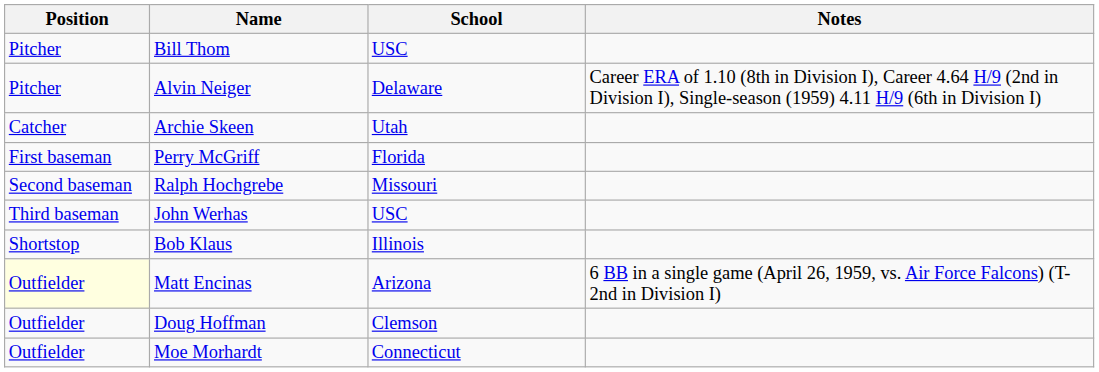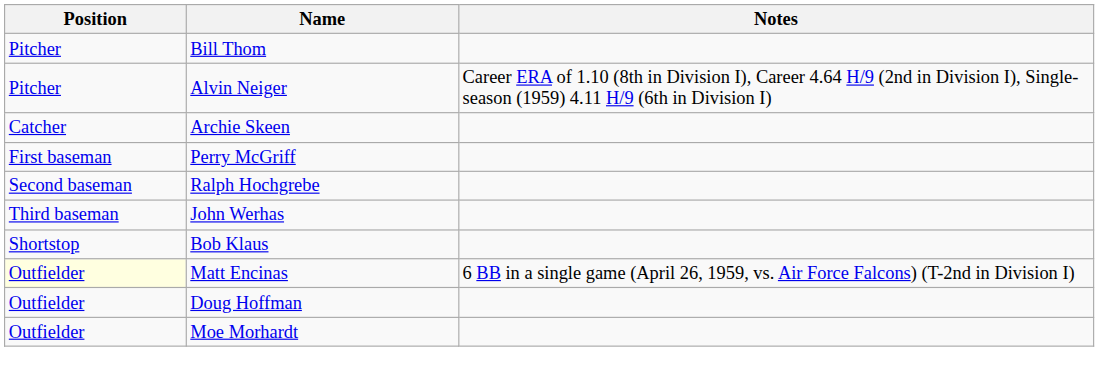- column: (476, 19)
